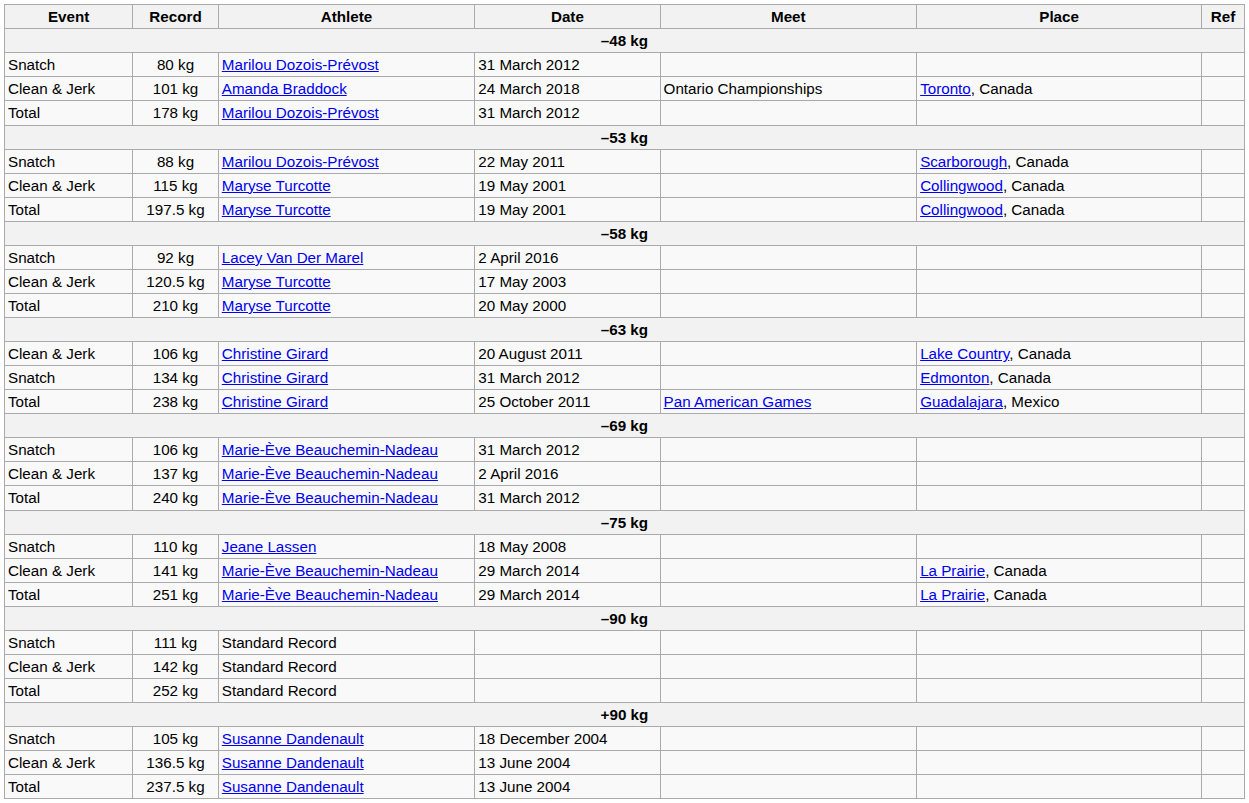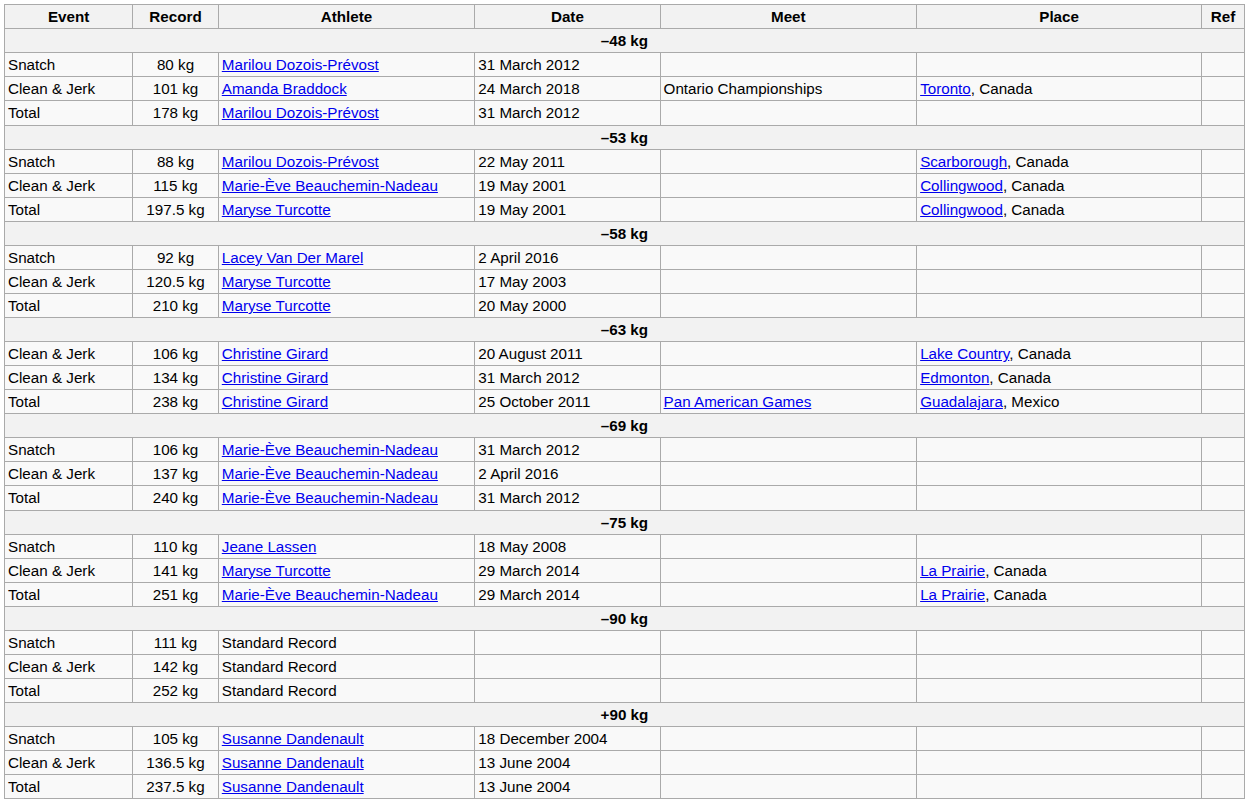(276, 185) Maryse Turcotte -> (330, 185) Marie-Ève Beauchemin-Nadeau
(32, 378) Snatch -> (52, 378) Clean & Jerk
(330, 570) Marie-Ève Beauchemin-Nadeau -> (276, 570) Maryse Turcotte
